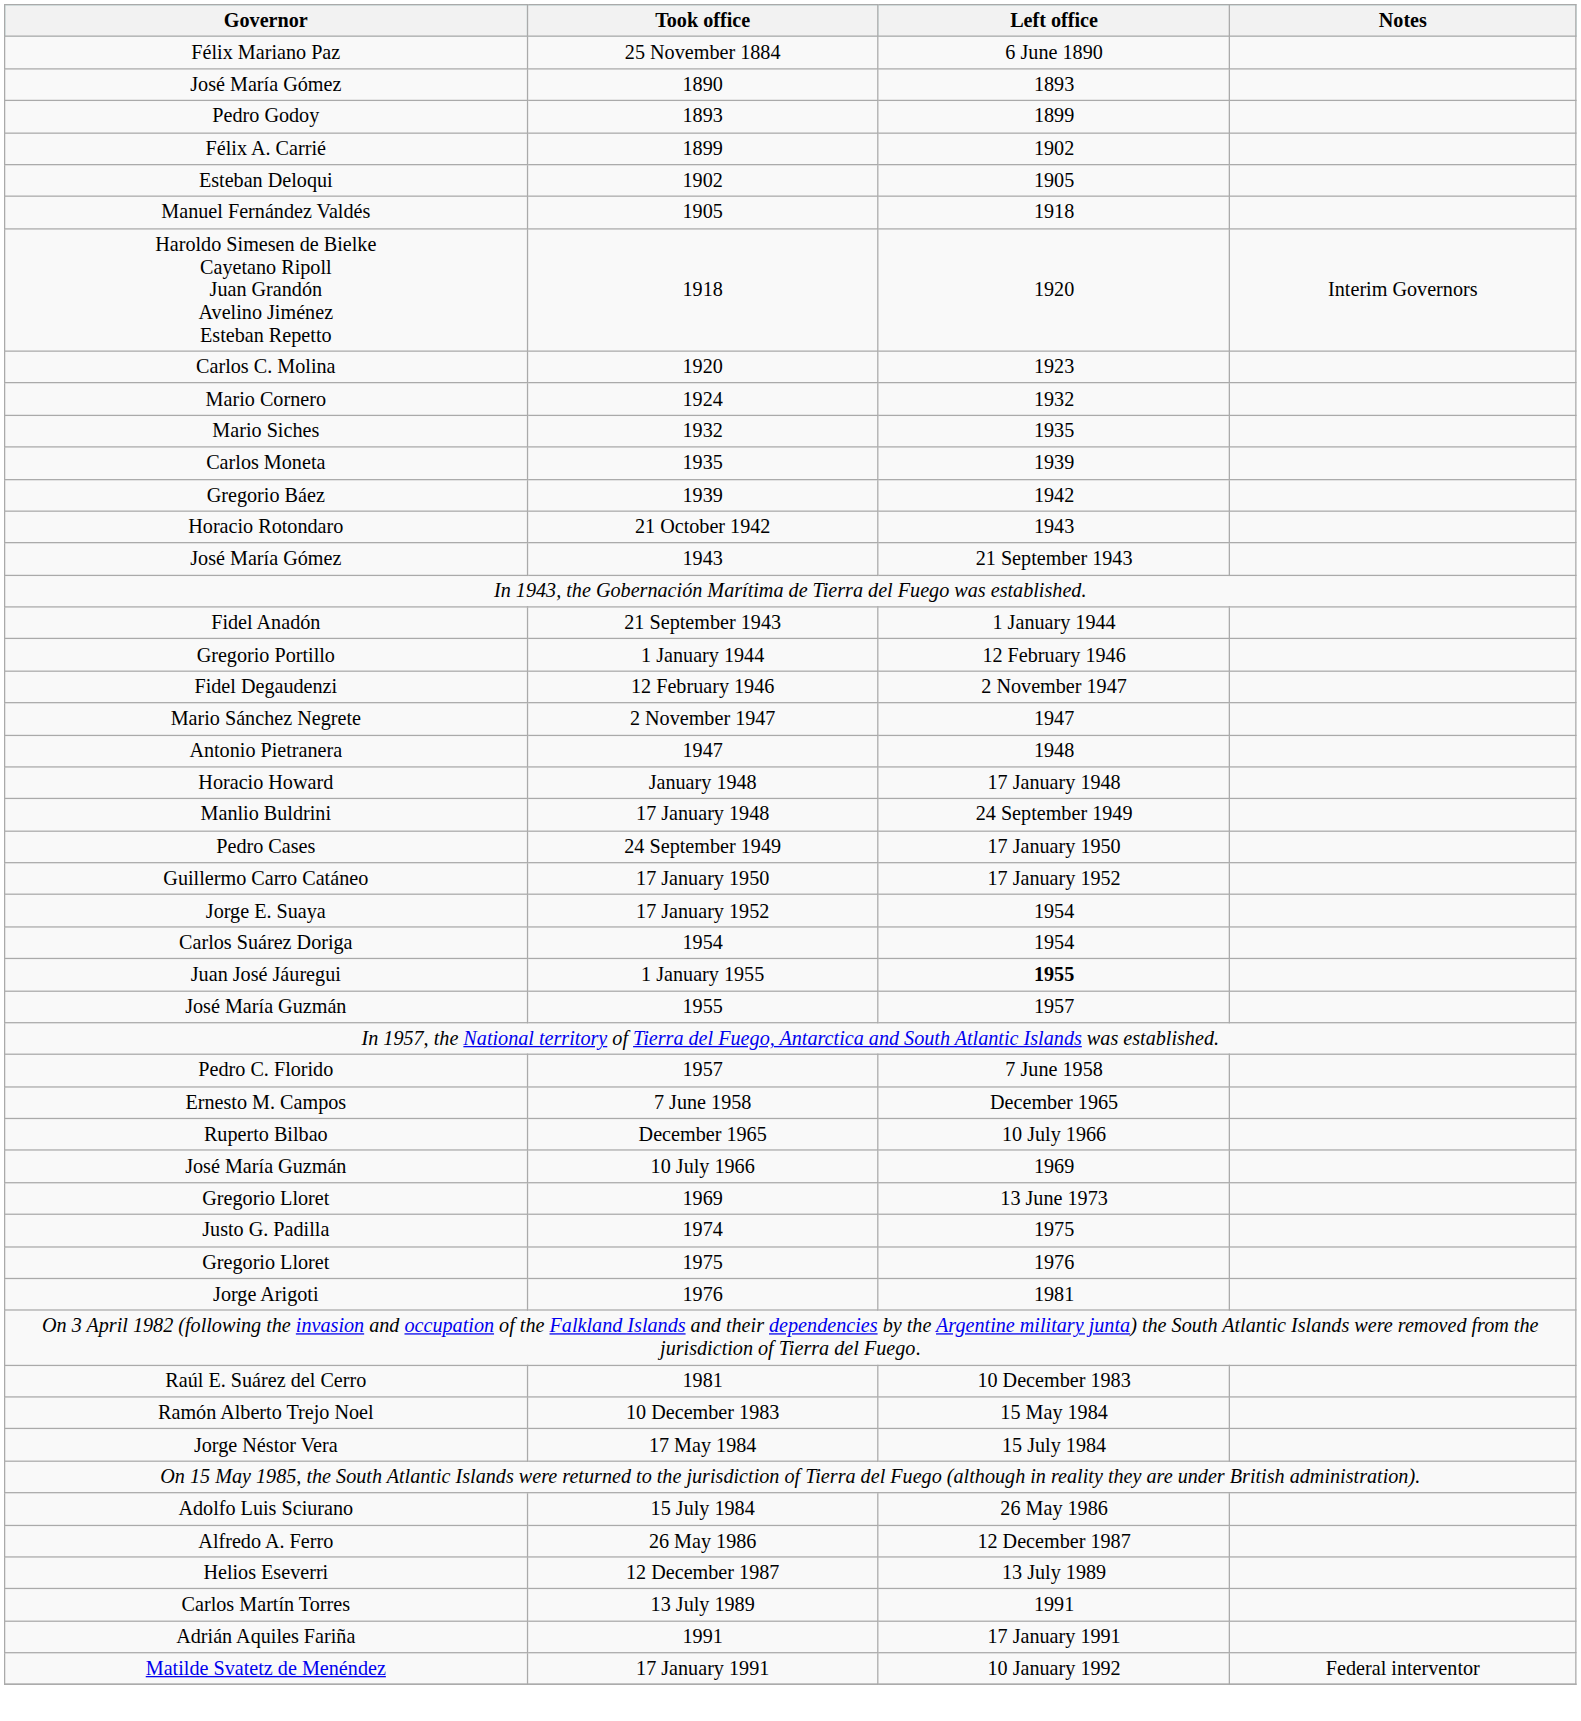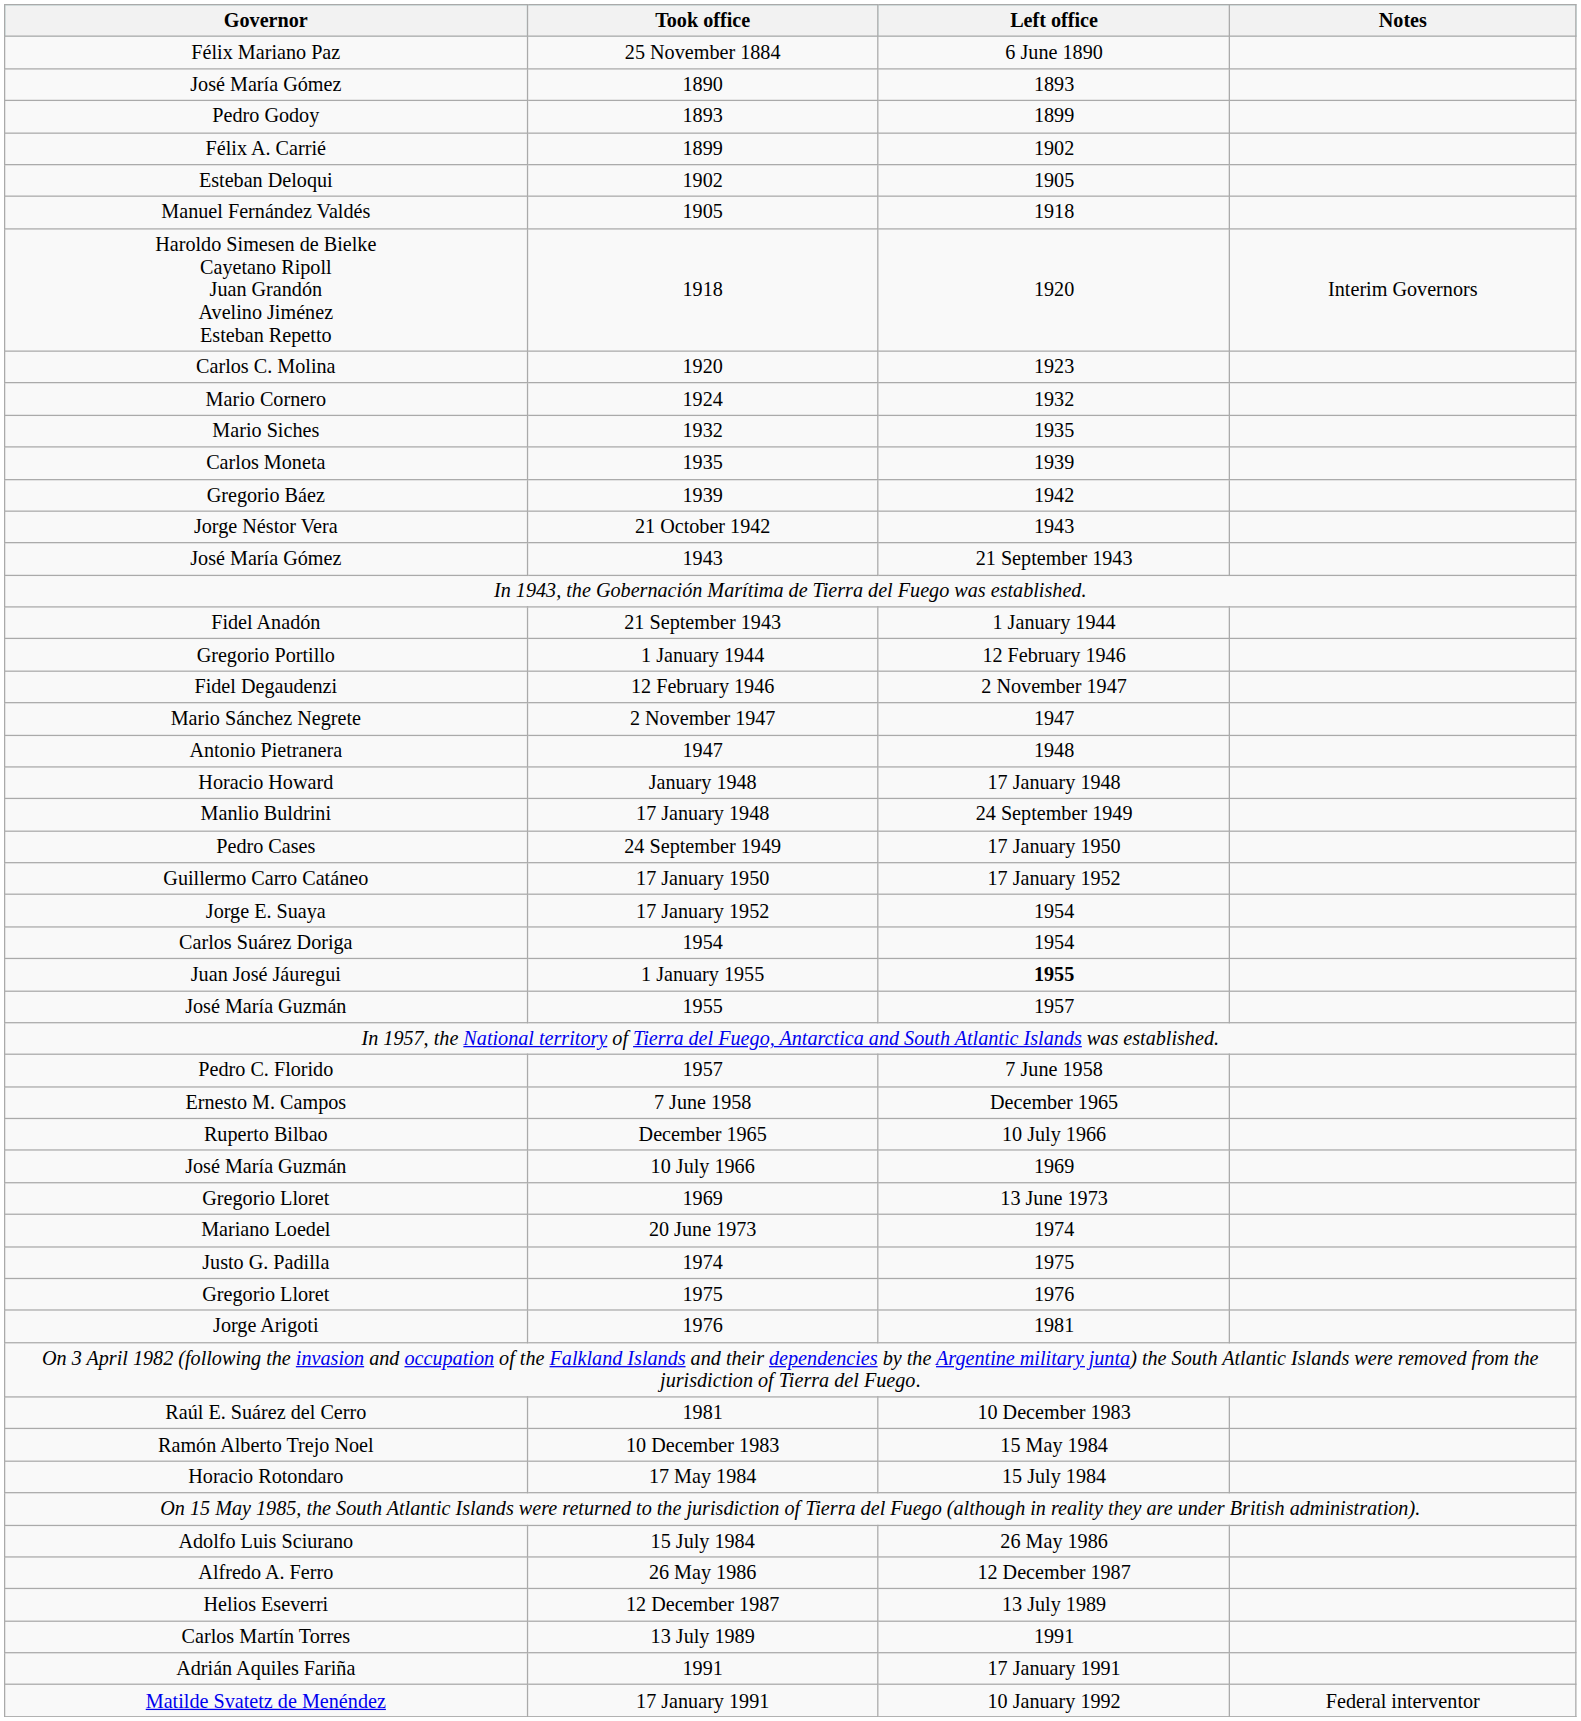(266, 526) Horacio Rotondaro -> (266, 526) Jorge Néstor Vera
+ row: (703, 1230)
(266, 1444) Jorge Néstor Vera -> (266, 1476) Horacio Rotondaro
